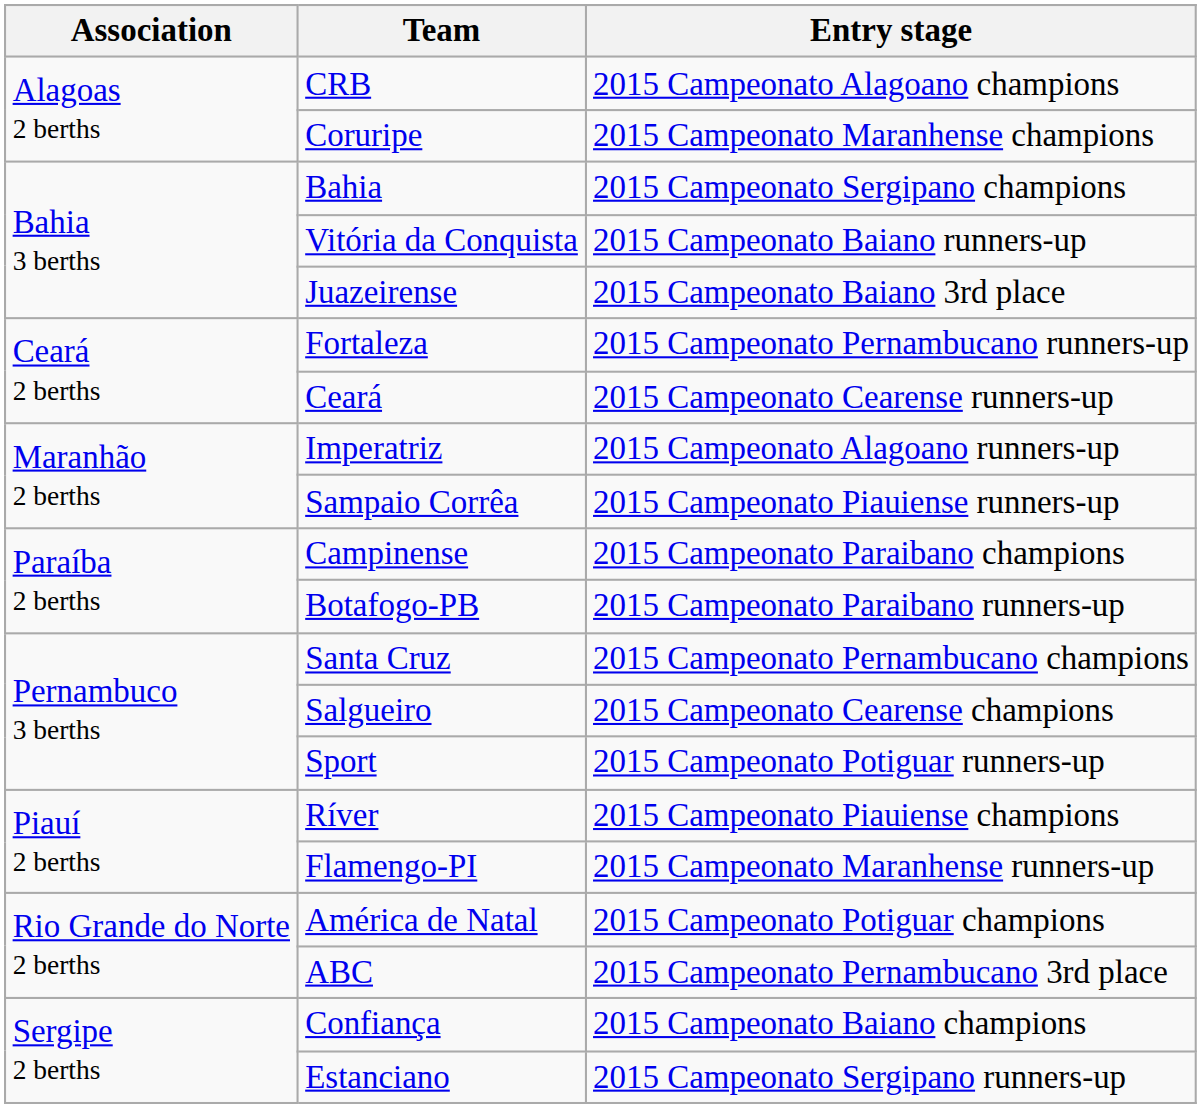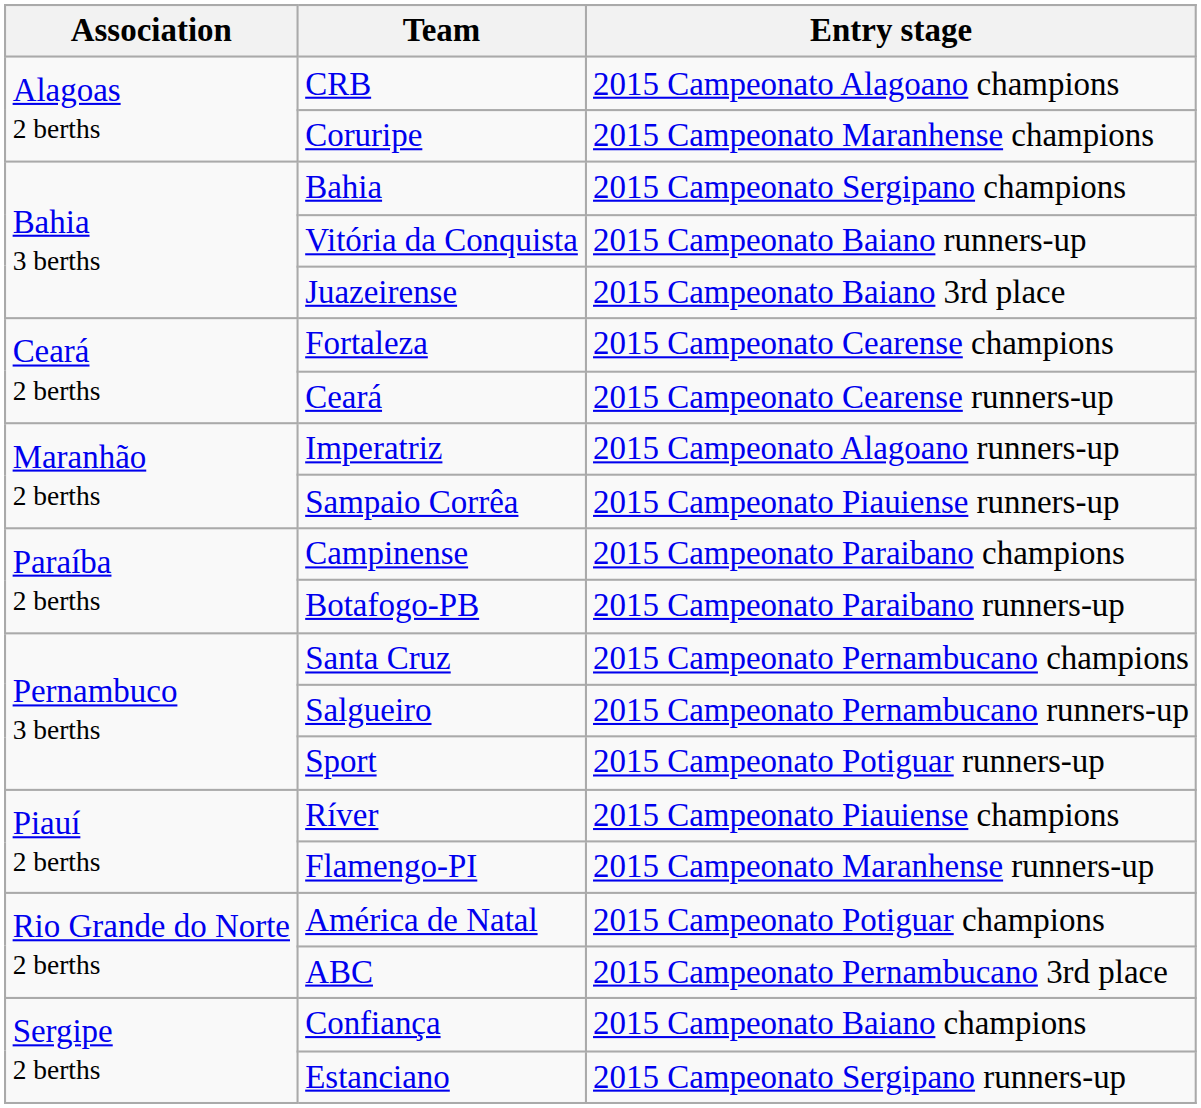(891, 344) 2015 Campeonato Pernambucano runners-up -> (853, 344) 2015 Campeonato Cearense champions
(853, 710) 2015 Campeonato Cearense champions -> (891, 710) 2015 Campeonato Pernambucano runners-up
